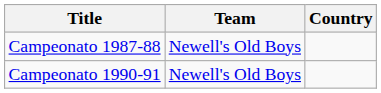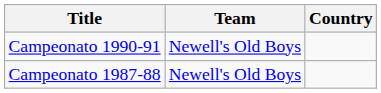rows swapped: (85, 46) <-> (85, 74)
